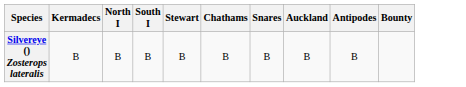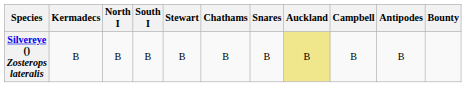+ column: (354, 18)
(307, 56) no background -> (307, 56) khaki background
